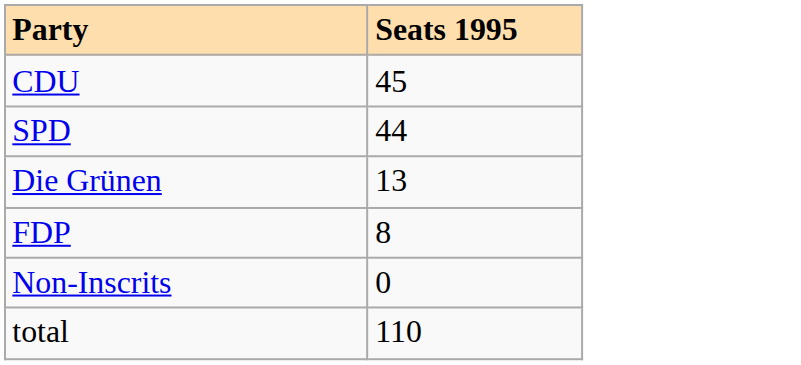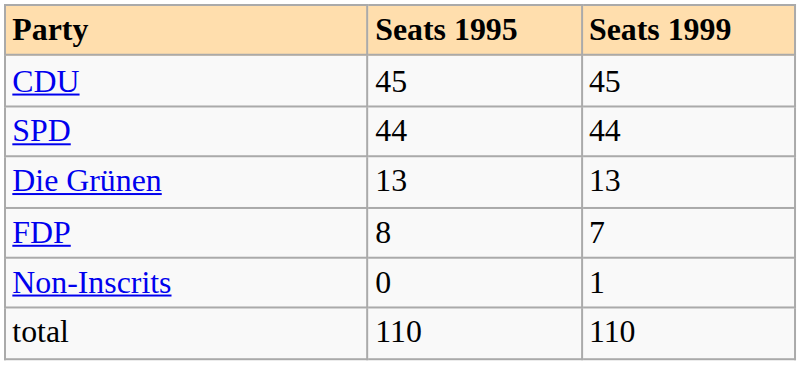+ column: (660, 29)
